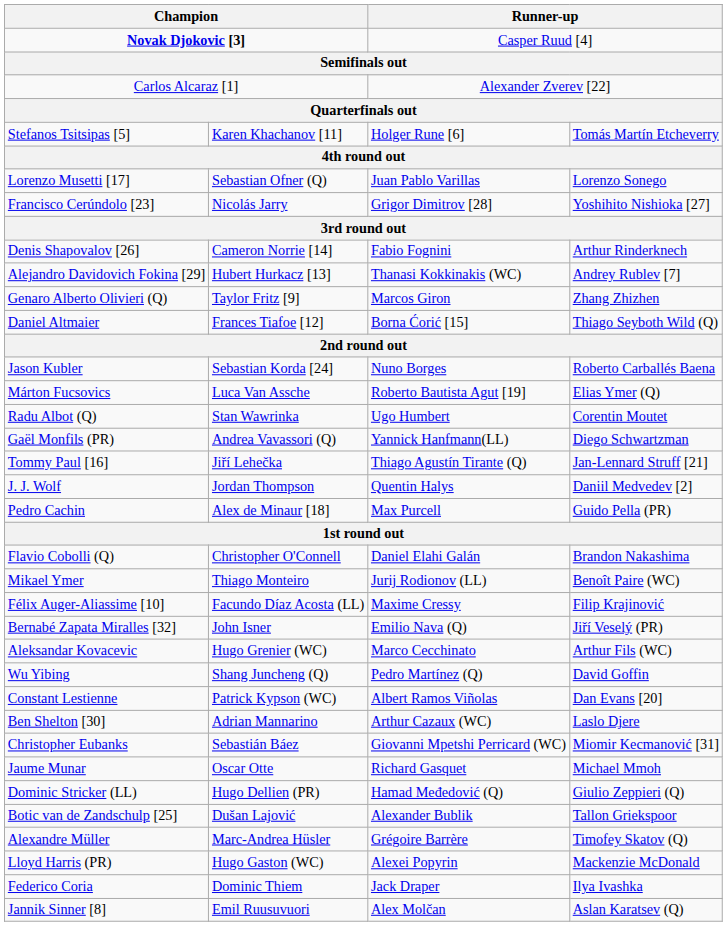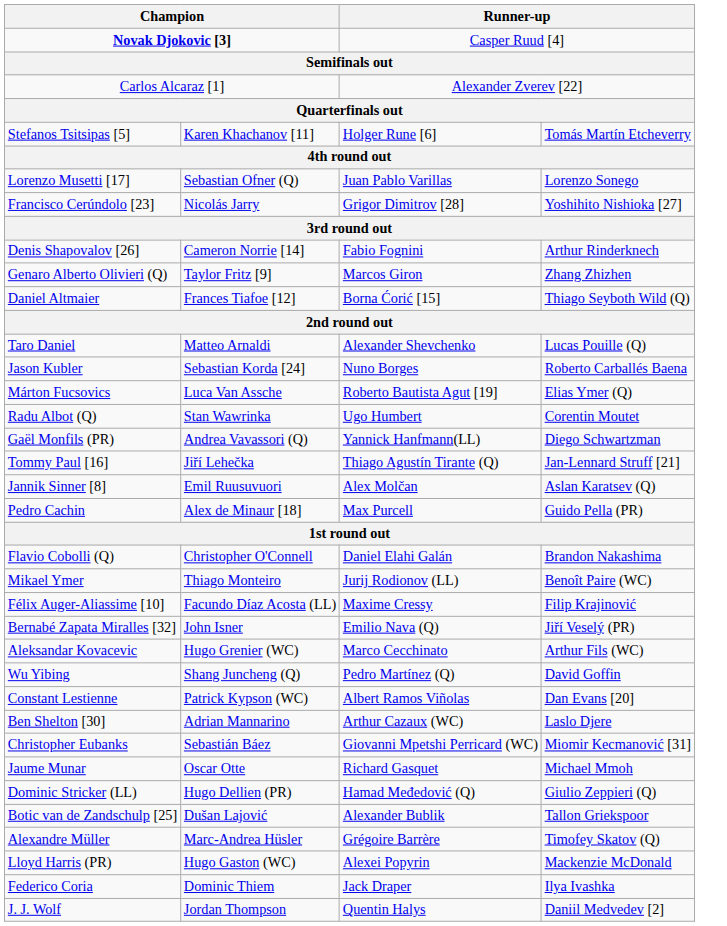- row: (107, 275)
+ row: (42, 345)
rows swapped: (57, 910) <-> (34, 486)
